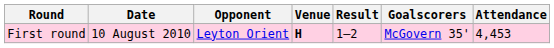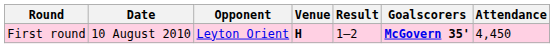(427, 33) normal -> (427, 33) bold
(493, 33) 4,453 -> (493, 33) 4,450
